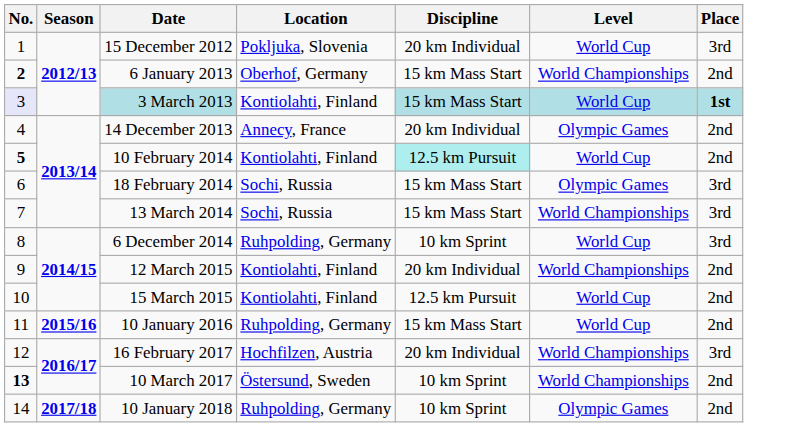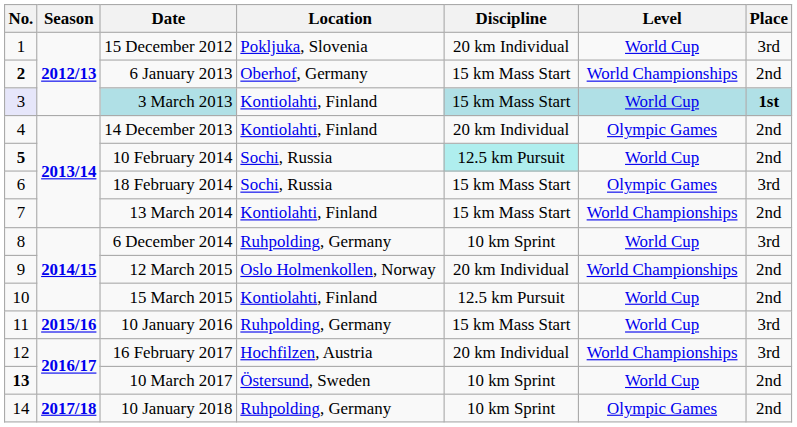(293, 129) Annecy, France -> (309, 129) Kontiolahti, Finland
(309, 157) Kontiolahti, Finland -> (286, 157) Sochi, Russia
(286, 213) Sochi, Russia -> (309, 213) Kontiolahti, Finland
(720, 213) 3rd -> (769, 213) 2nd
(309, 268) Kontiolahti, Finland -> (340, 268) Oslo Holmenkollen, Norway
(720, 324) 2nd -> (769, 324) 3rd
(613, 380) World Championships -> (662, 380) World Cup
